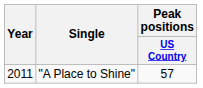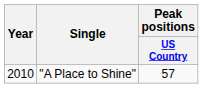(20, 73) 2011 -> (20, 73) 2010
